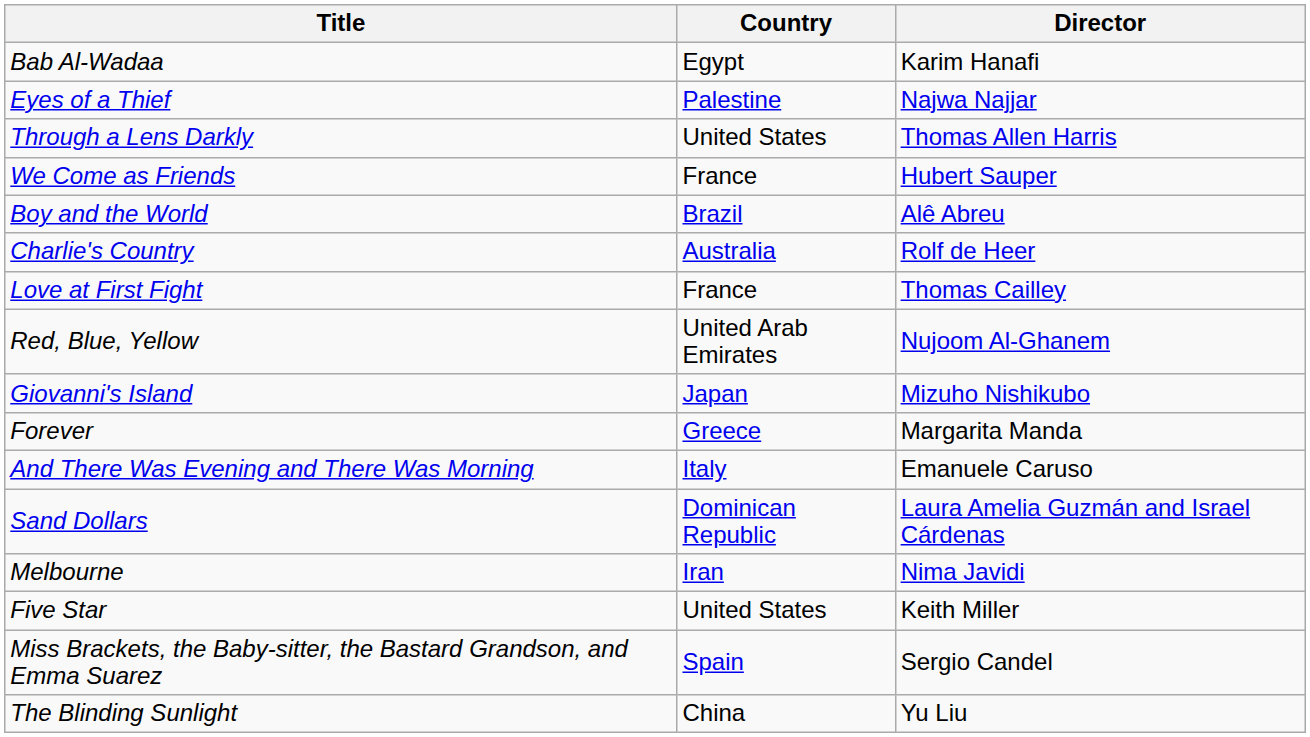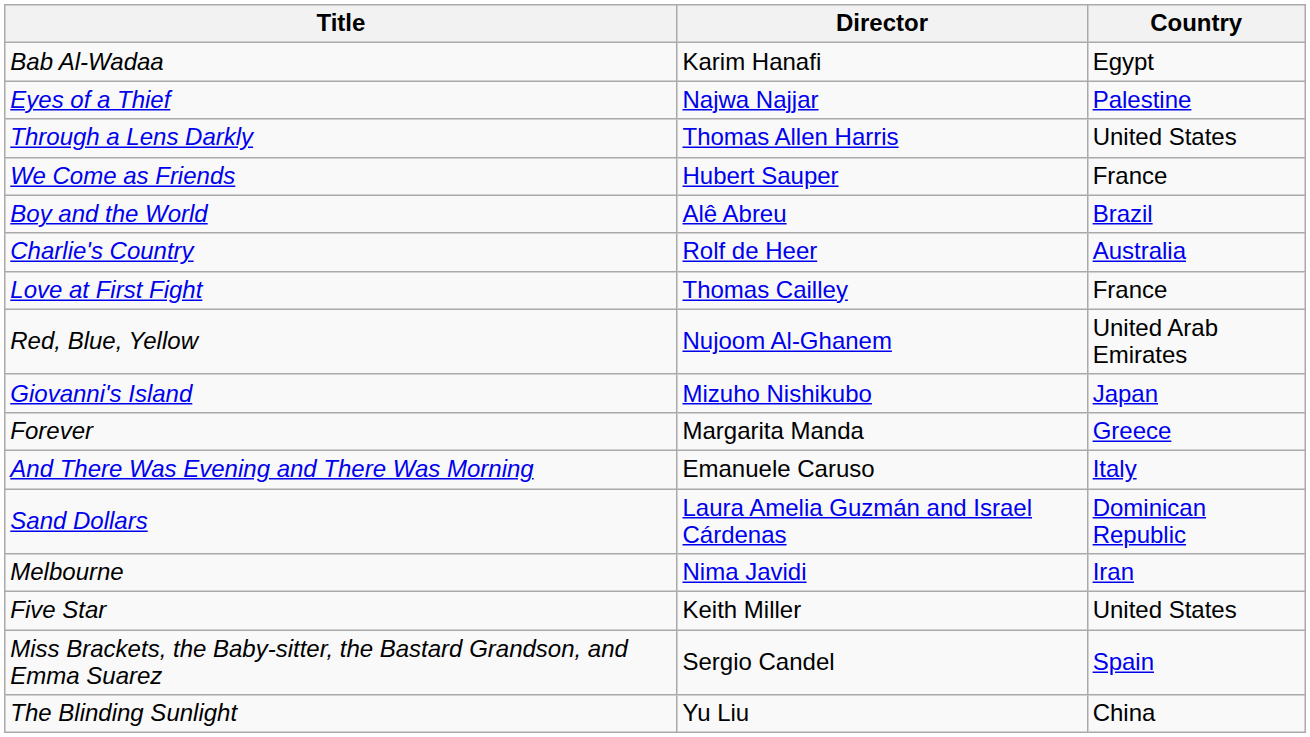columns swapped: (1100, 23) <-> (786, 23)
